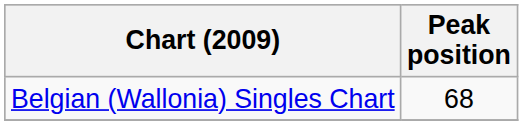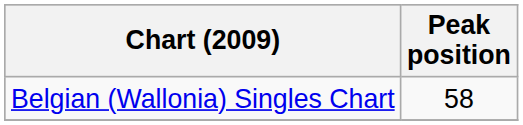(459, 98) 68 -> (459, 98) 58
